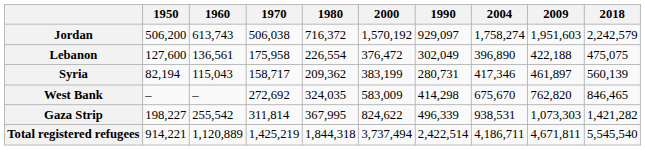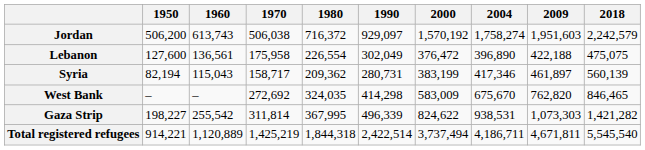columns swapped: (443, 14) <-> (387, 14)
